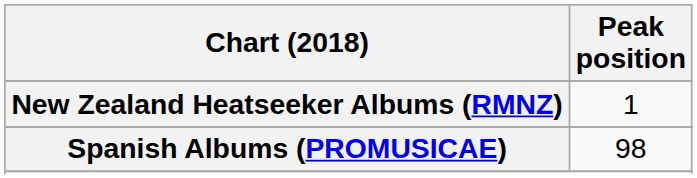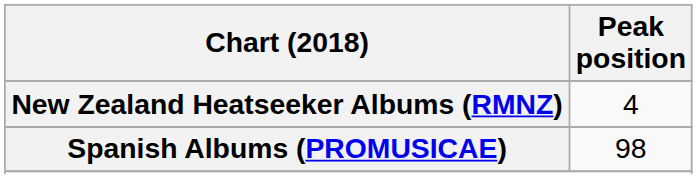(631, 103) 1 -> (631, 103) 4
